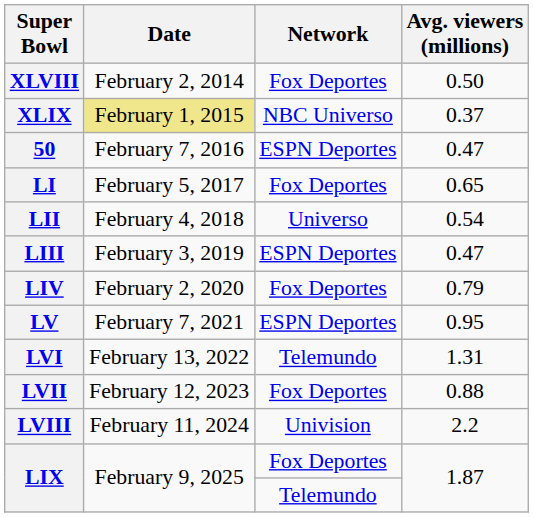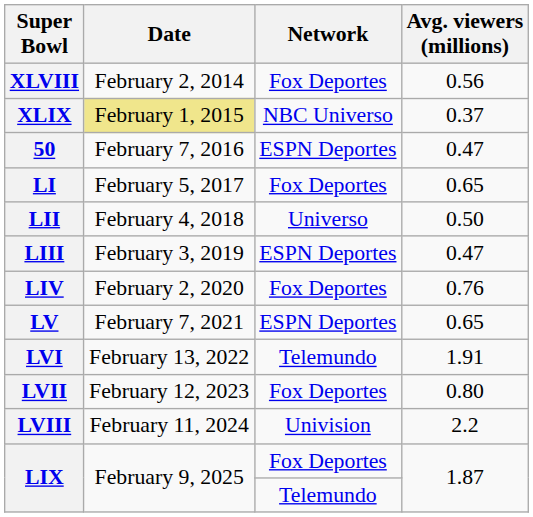(465, 80) 0.50 -> (465, 80) 0.56
(465, 218) 0.54 -> (465, 218) 0.50
(465, 287) 0.79 -> (465, 287) 0.76
(465, 322) 0.95 -> (465, 322) 0.65
(465, 356) 1.31 -> (465, 356) 1.91
(465, 391) 0.88 -> (465, 391) 0.80
